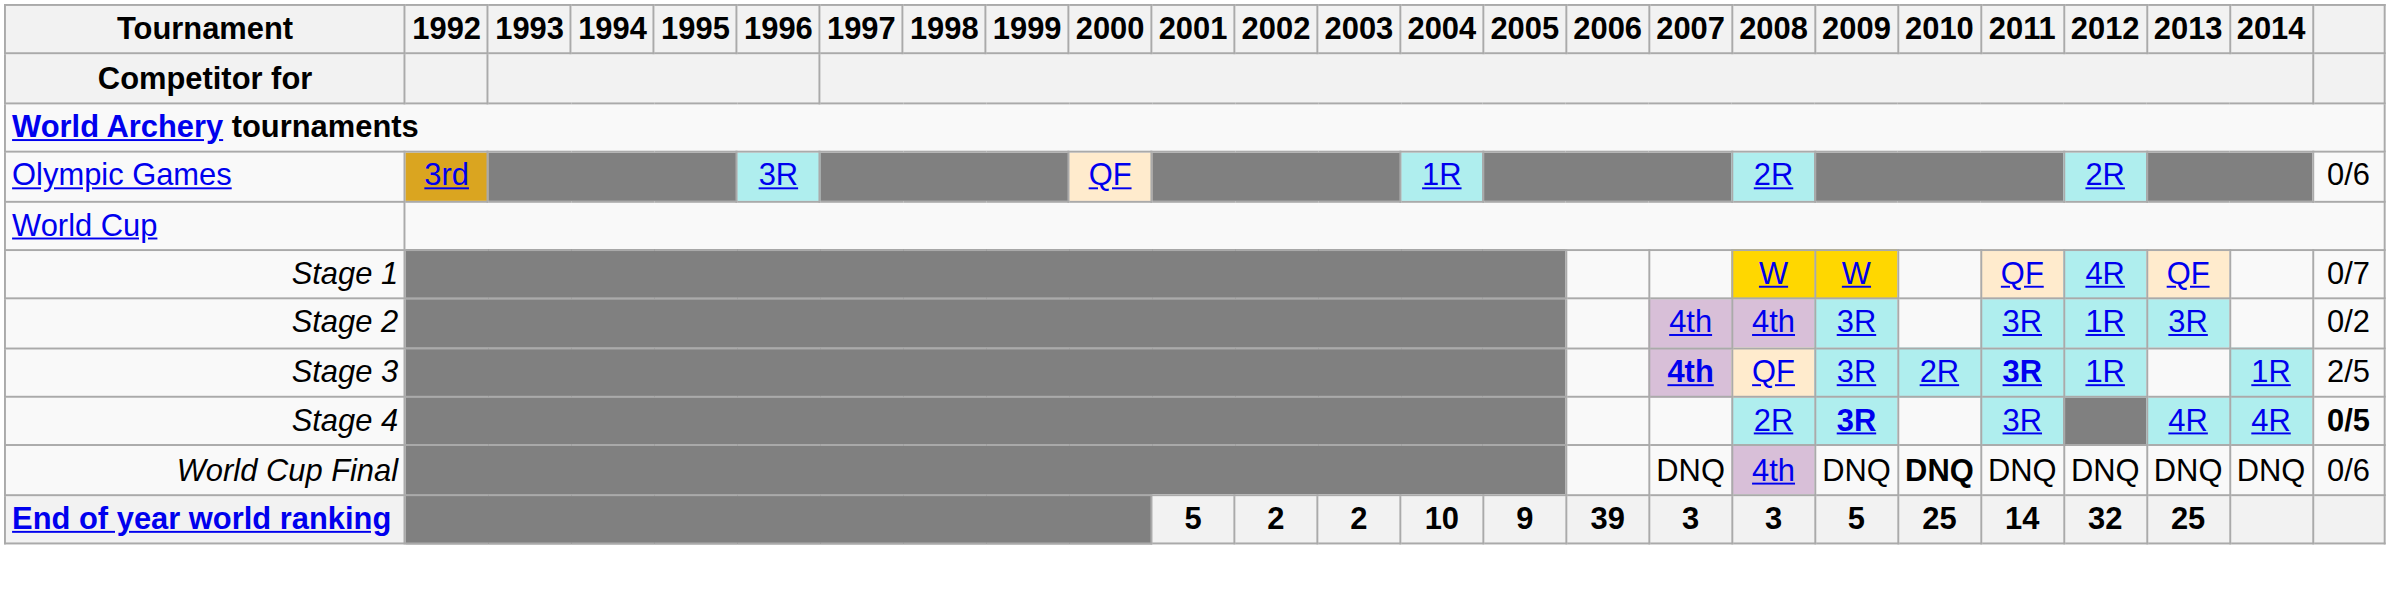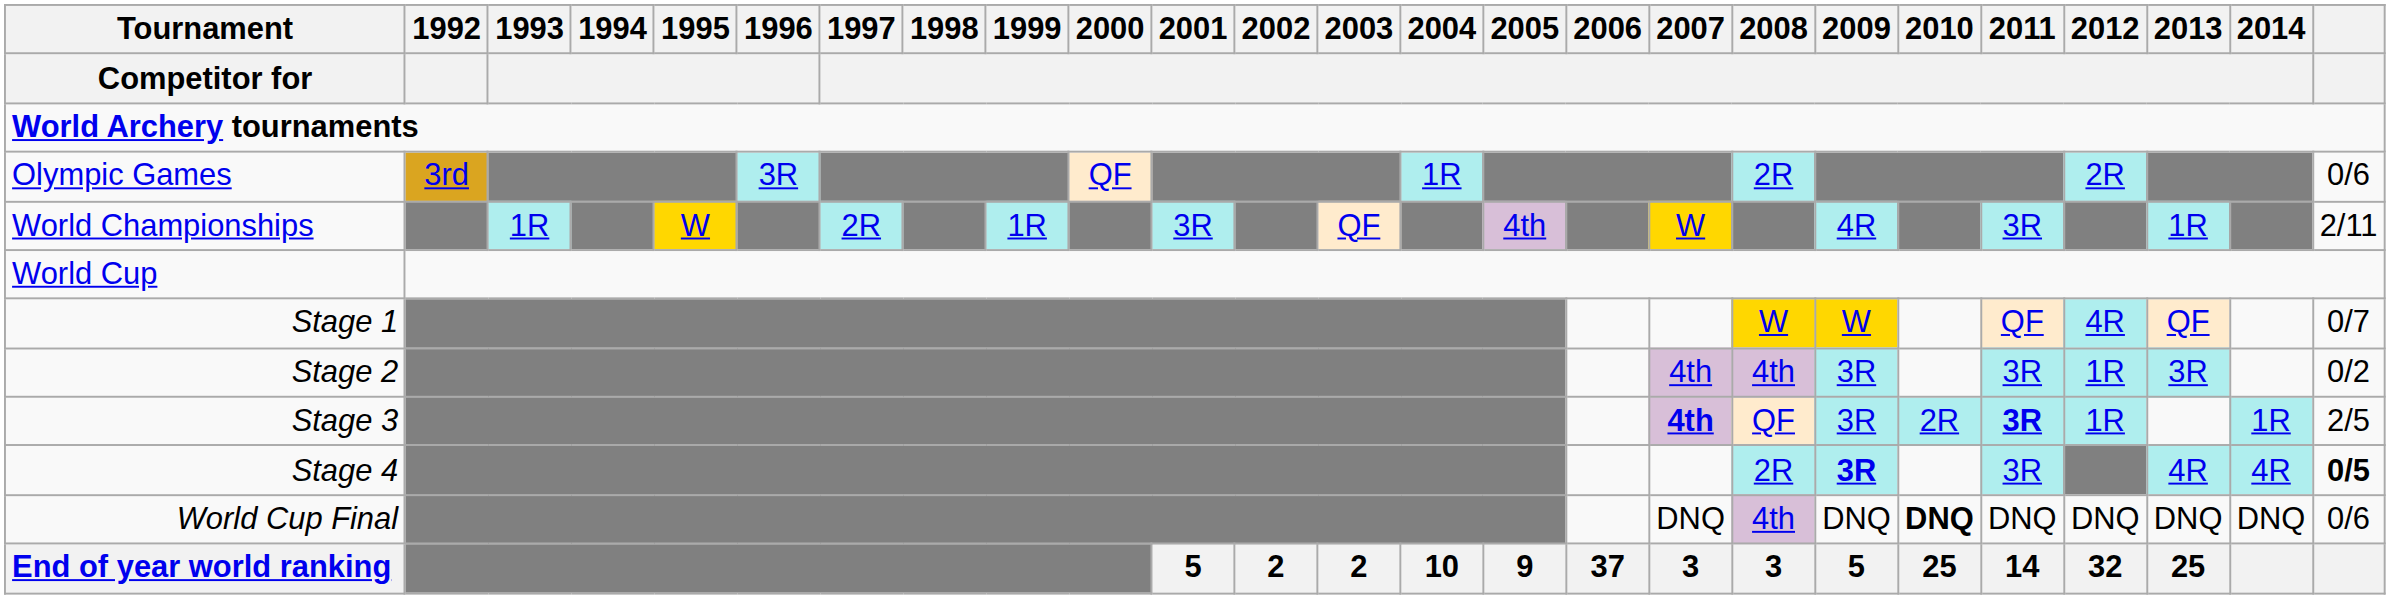+ row: (163, 224)
(1608, 518) 39 -> (1608, 567) 37
